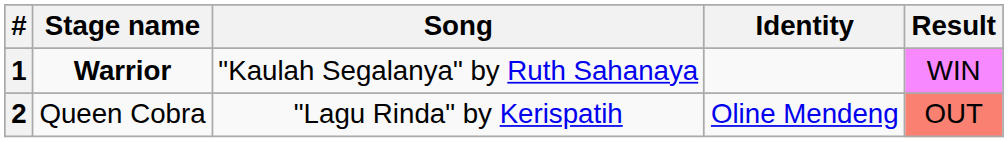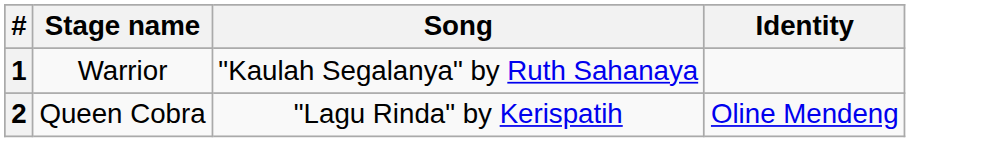- column: (954, 26)
(123, 70) bold -> (123, 70) normal
